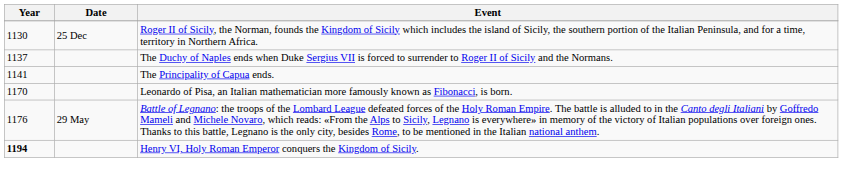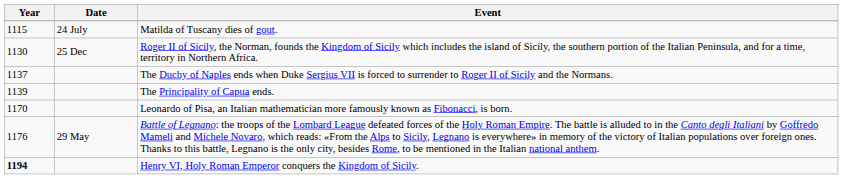+ row: (209, 29)
(17, 74) 1141 -> (17, 91) 1139
